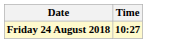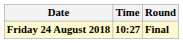+ column: (161, 13)
